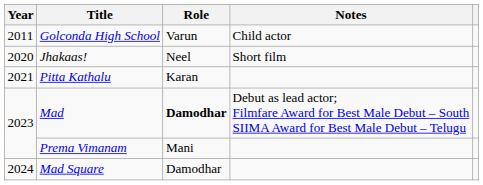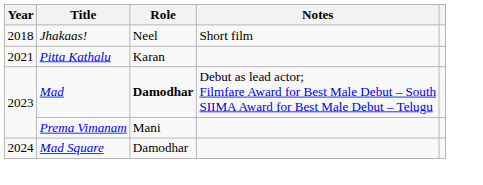- row: (100, 35)
(21, 56) 2020 -> (21, 35) 2018
